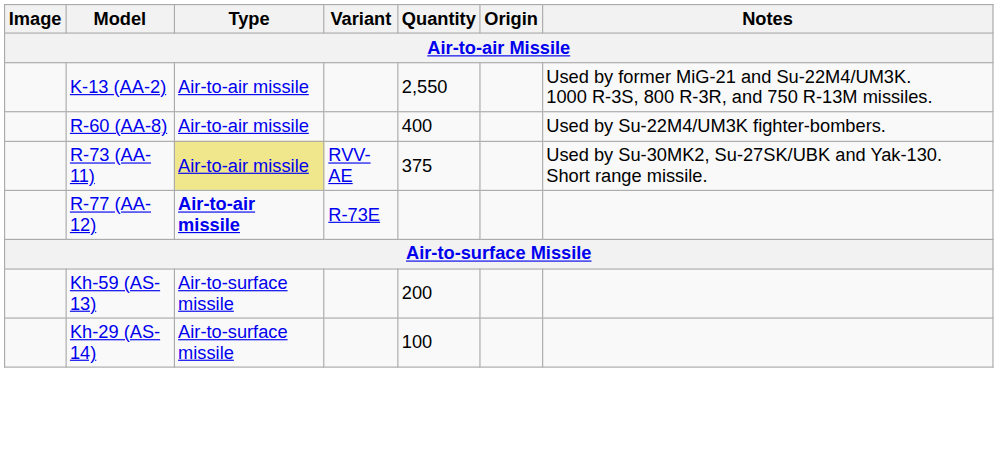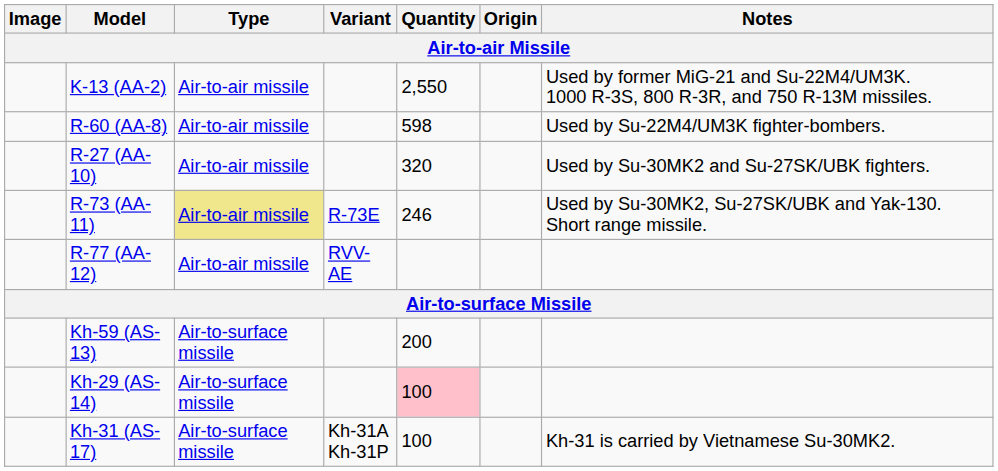(417, 126) 400 -> (417, 126) 598
+ row: (110, 165)
(349, 165) RVV-AE -> (354, 214) R-73E
(417, 165) 375 -> (417, 214) 246
(217, 214) bold -> (244, 264) normal
(354, 214) R-73E -> (349, 264) RVV-AE
(417, 342) no background -> (417, 392) pink background
+ row: (115, 441)
